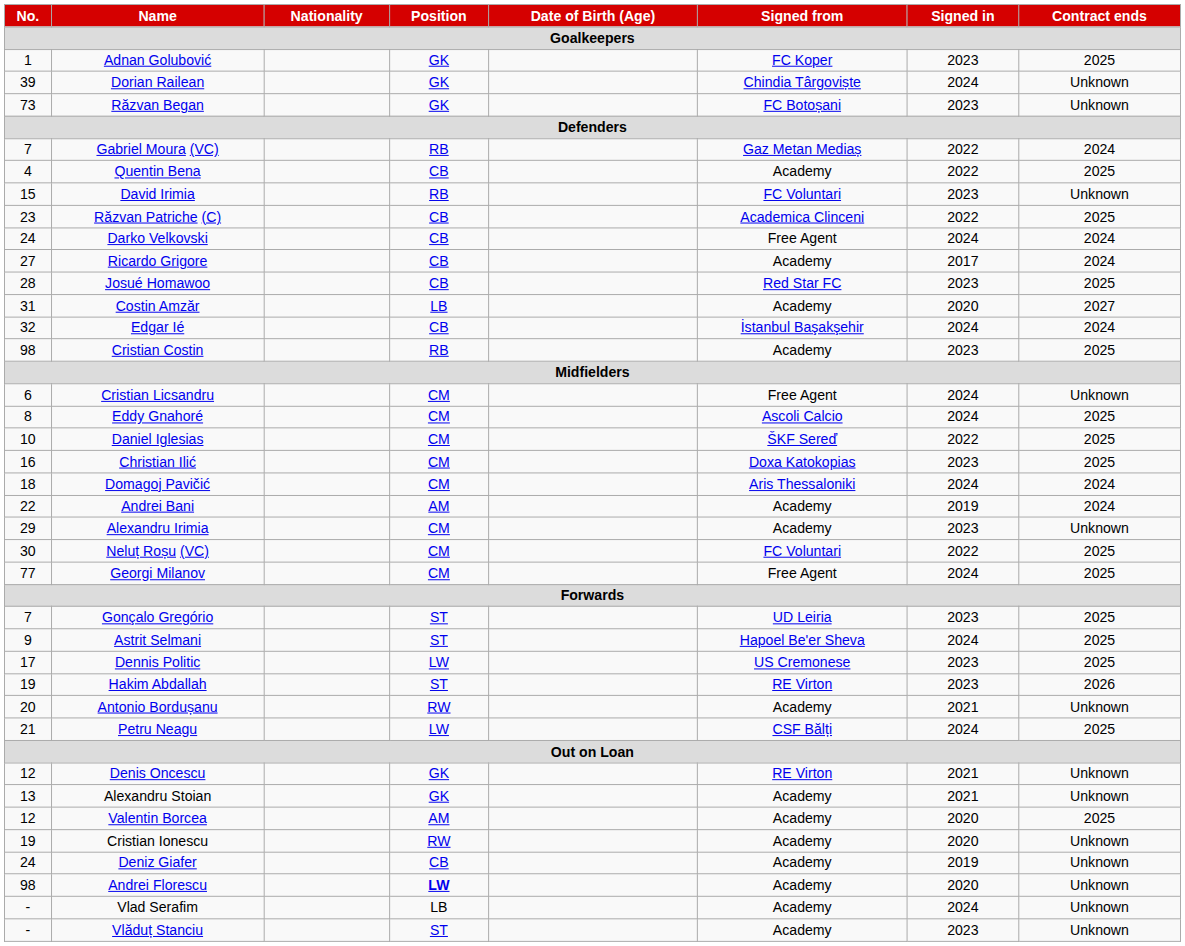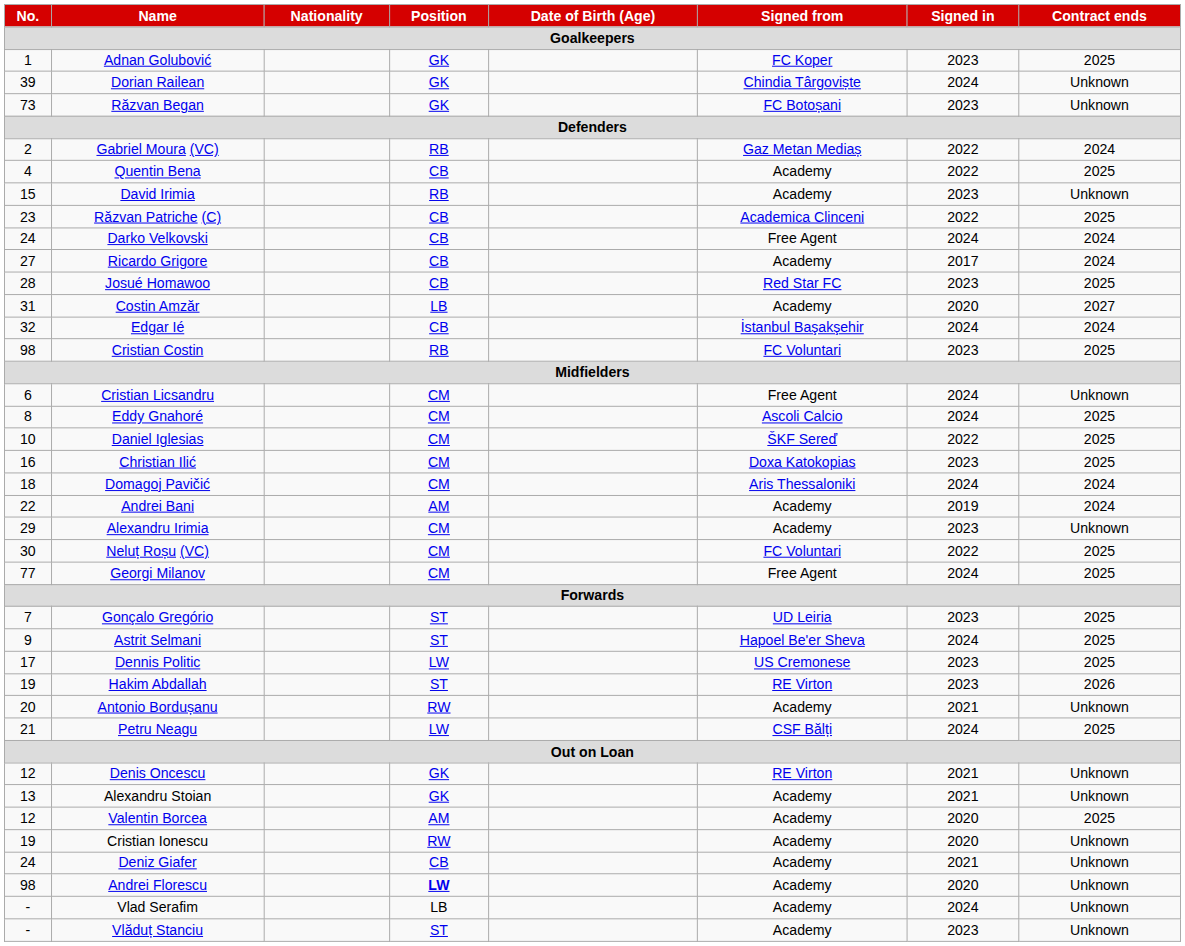(28, 150) 7 -> (28, 150) 2
(802, 194) FC Voluntari -> (802, 194) Academy
(802, 350) Academy -> (802, 350) FC Voluntari
(963, 863) 2019 -> (963, 863) 2021
